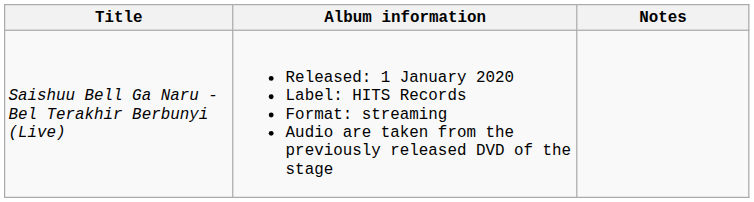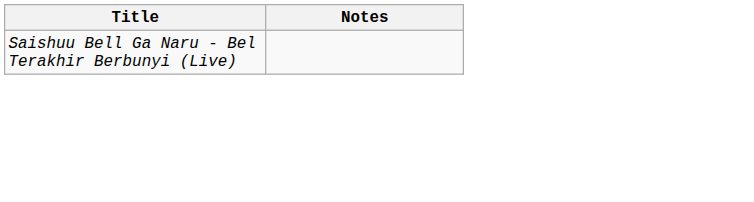- column: (405, 18)
